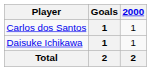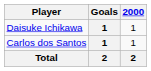rows swapped: (46, 27) <-> (45, 43)
